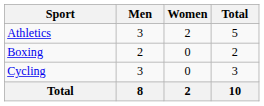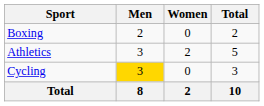rows swapped: (29, 33) <-> (25, 52)
(140, 71) no background -> (140, 71) gold background
